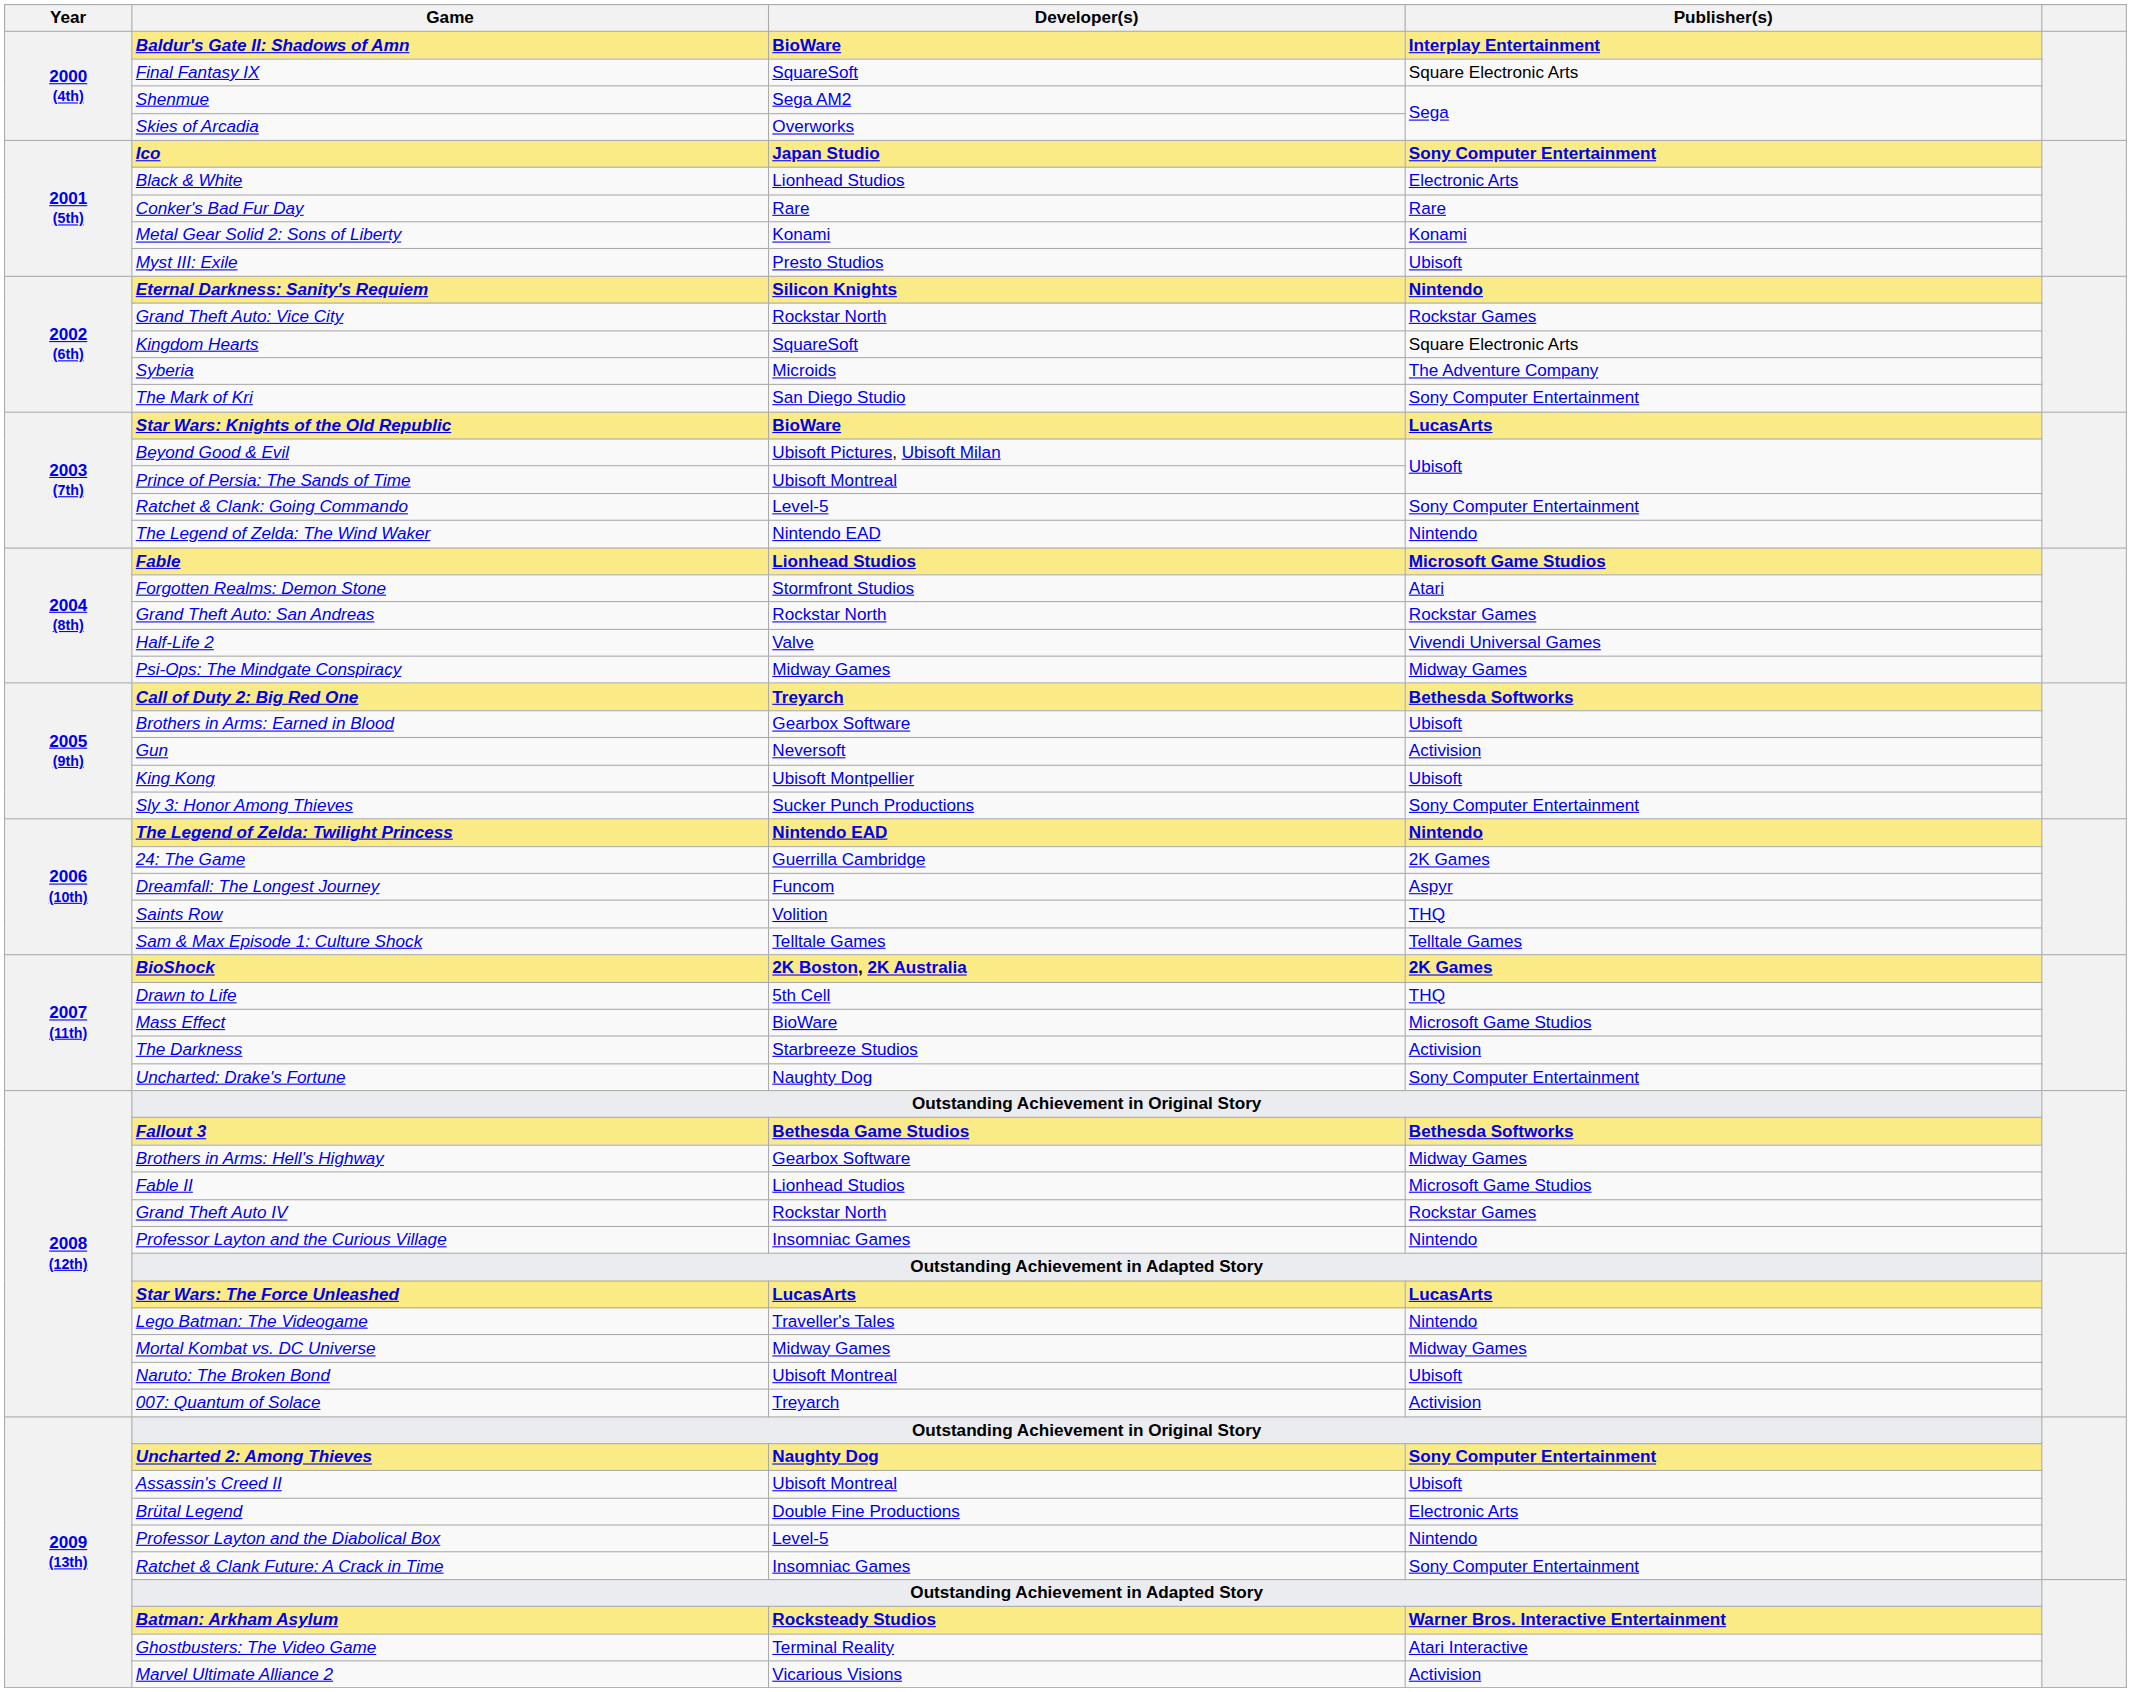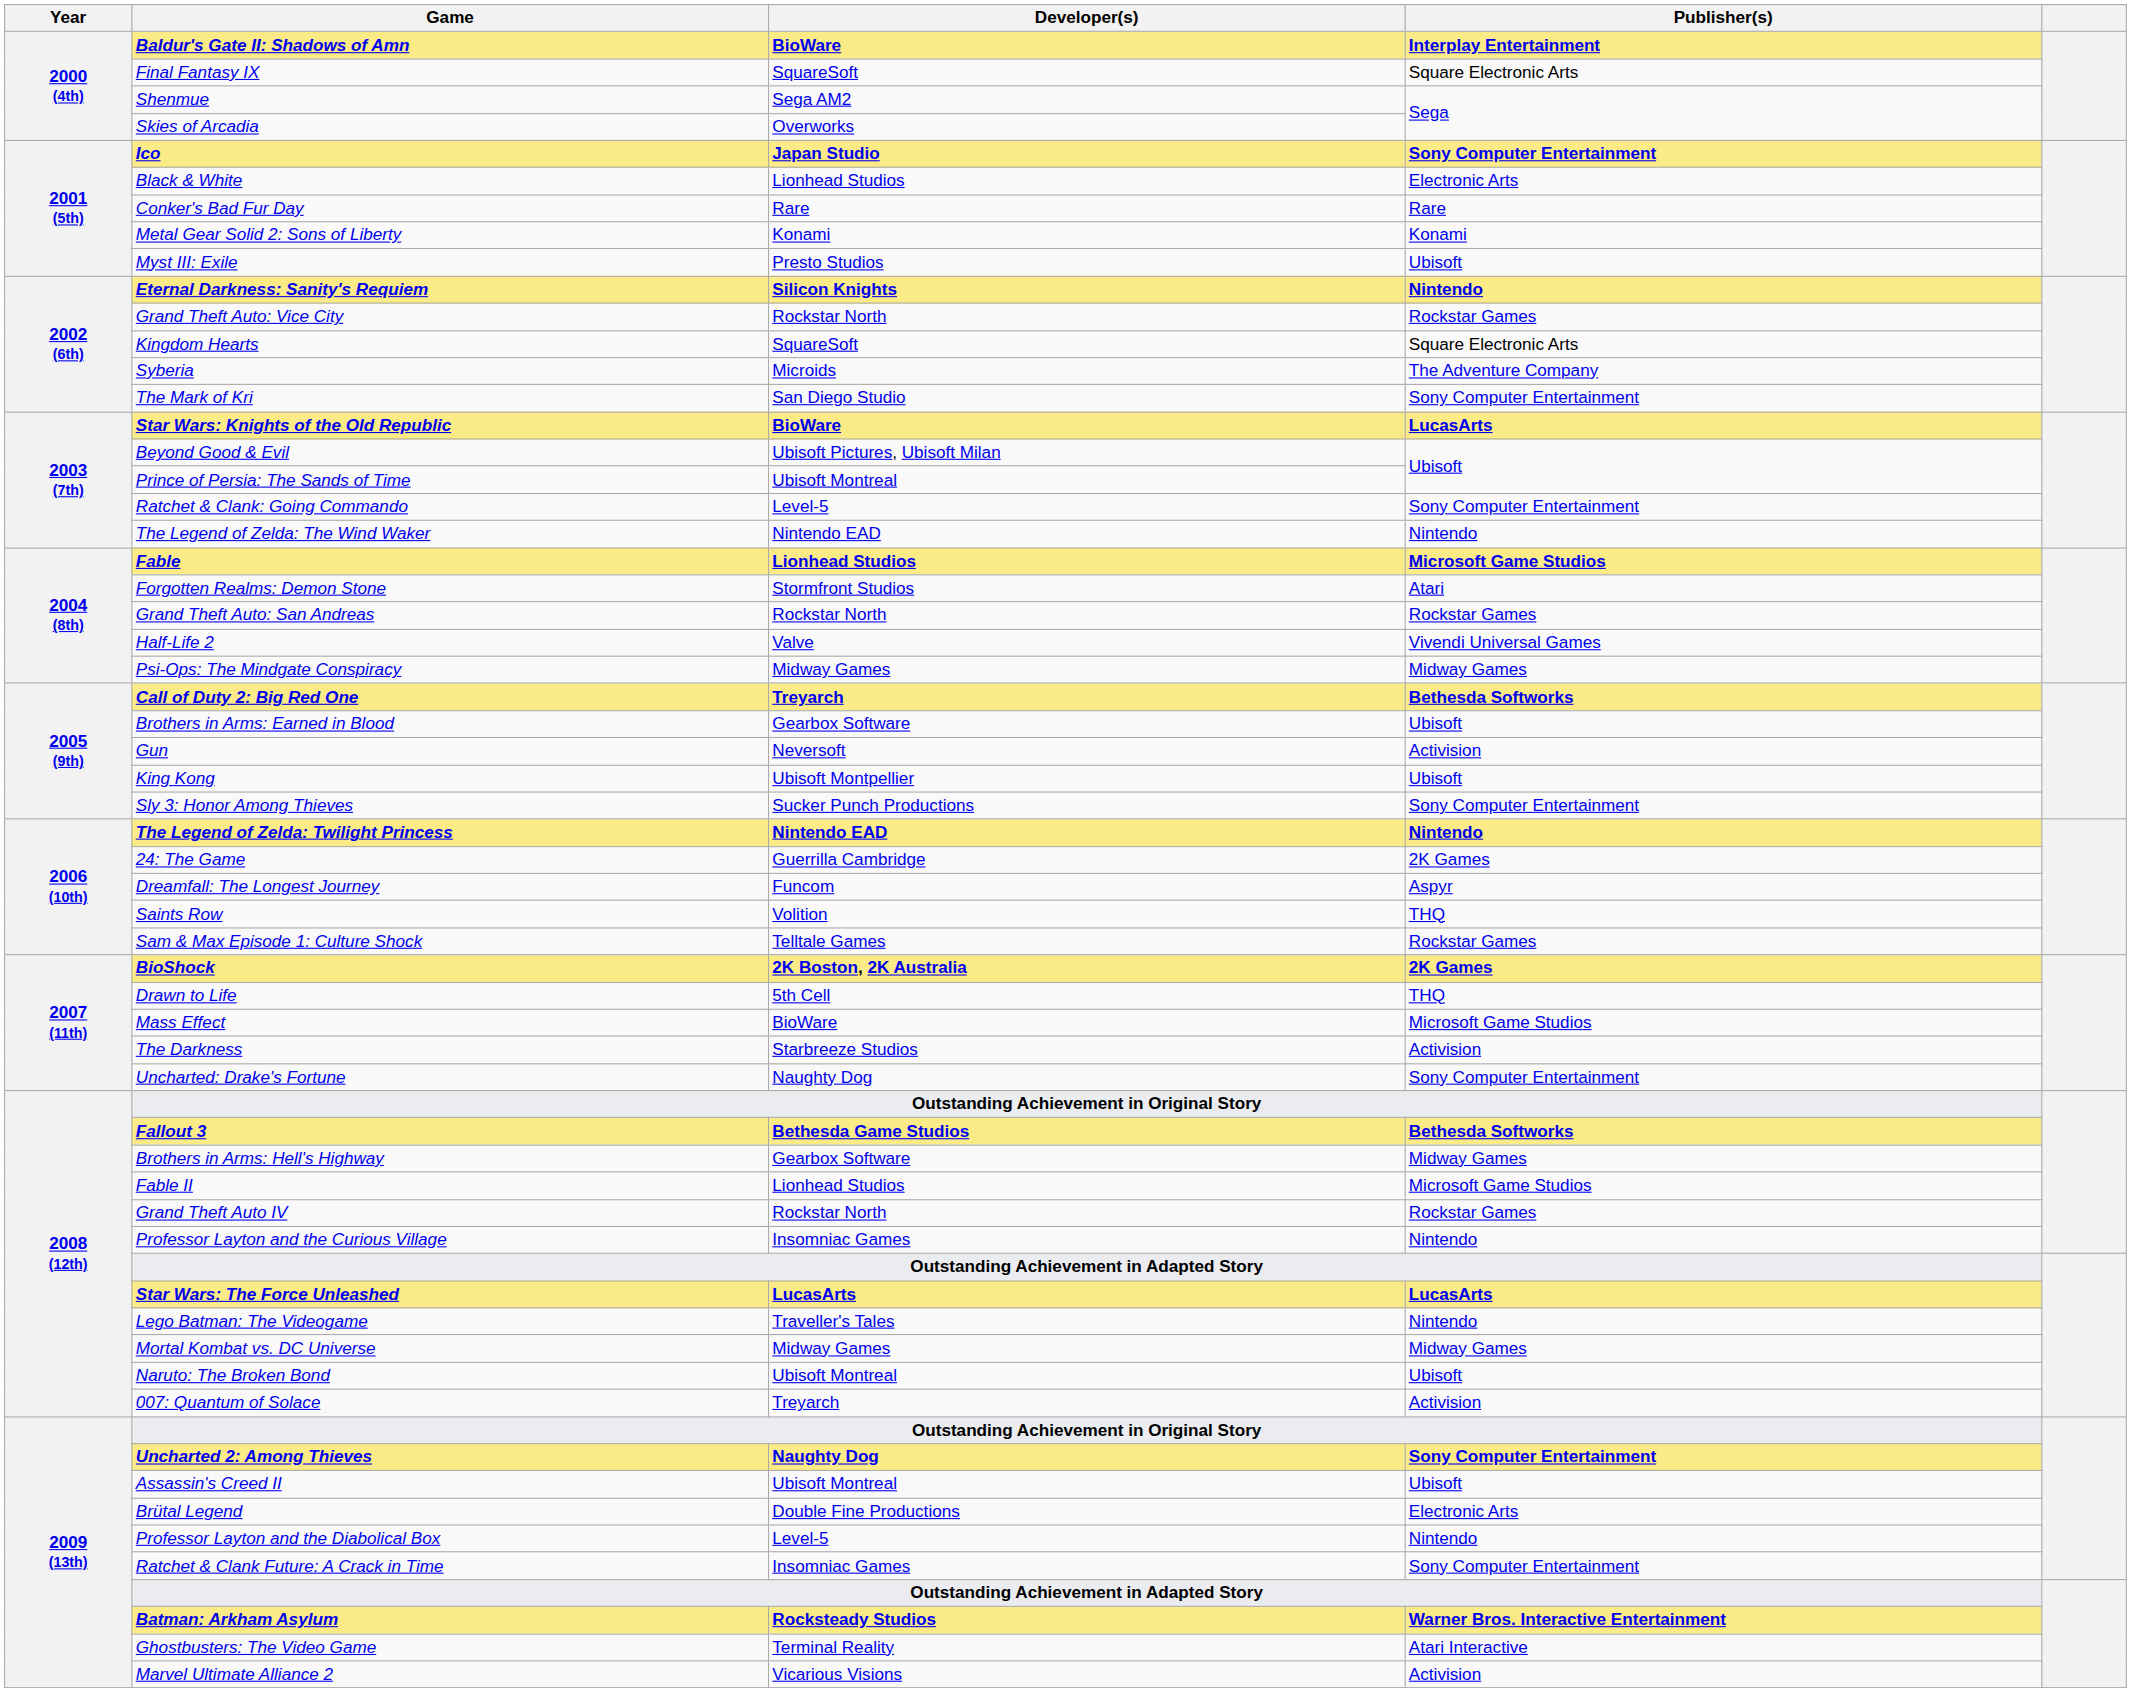(1465, 941) Telltale Games -> (1473, 941) Rockstar Games
